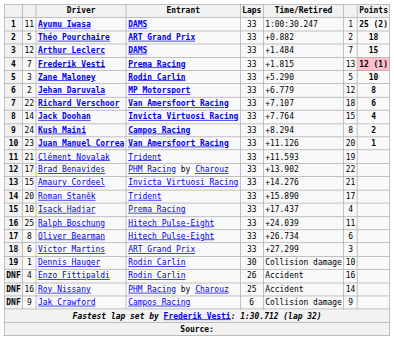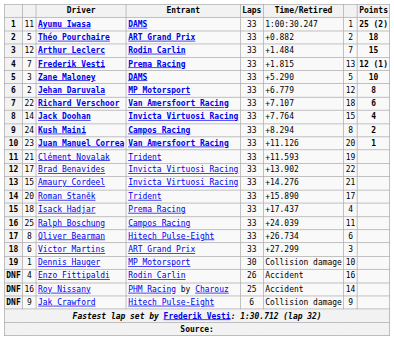(138, 51) DAMS -> (157, 51) Rodin Carlin
(374, 64) pink background -> (374, 64) no background
(157, 77) Rodin Carlin -> (138, 77) DAMS
(178, 170) PHM Racing by Charouz -> (183, 170) Invicta Virtuosi Racing
(29, 210) 10 -> (29, 210) 18
(171, 223) Hitech Pulse-Eight -> (159, 223) Campos Racing
(157, 263) Rodin Carlin -> (159, 263) MP Motorsport
(159, 303) Campos Racing -> (171, 303) Hitech Pulse-Eight
